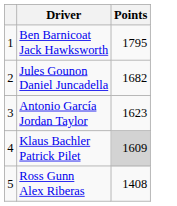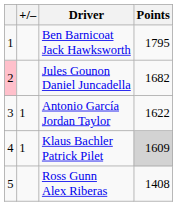+ column: (28, 14)
(10, 78) no background -> (10, 78) pink background
(135, 113) 1623 -> (157, 113) 1622
